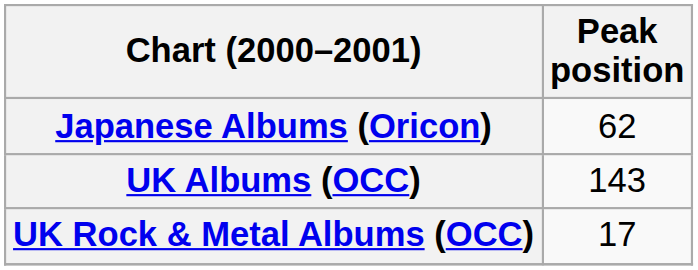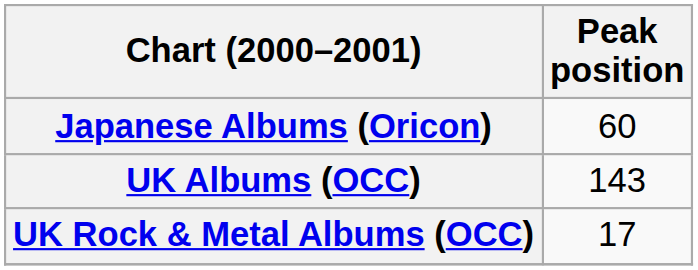(617, 125) 62 -> (617, 125) 60
